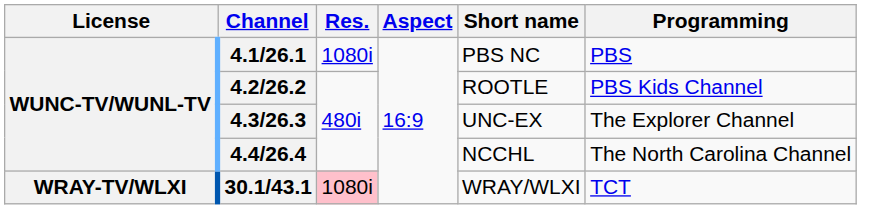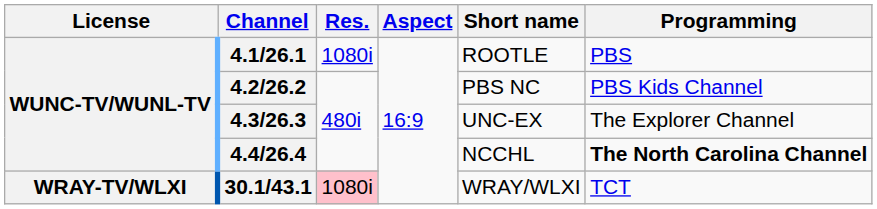(501, 54) PBS NC -> (505, 54) ROOTLE
(505, 87) ROOTLE -> (501, 87) PBS NC
(721, 154) normal -> (729, 154) bold
